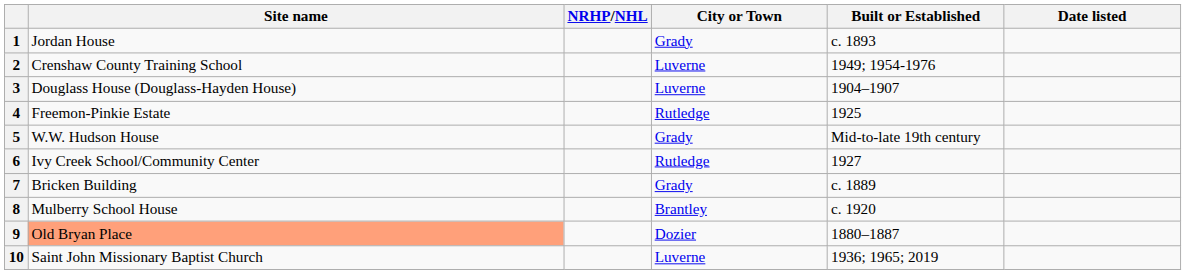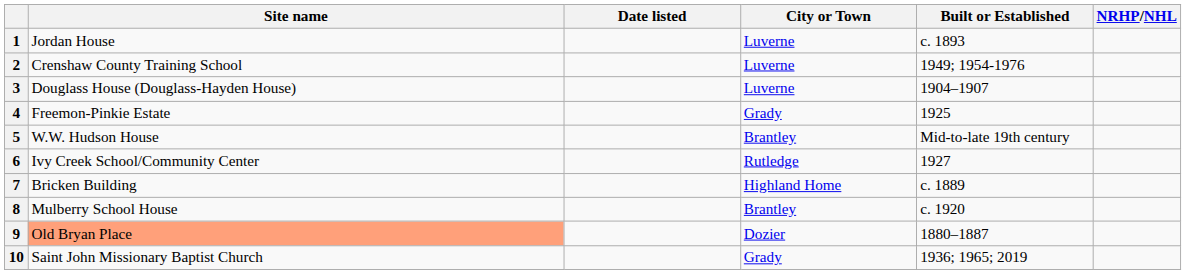columns swapped: (1092, 16) <-> (608, 16)
(674, 40) Grady -> (769, 40) Luverne
(682, 112) Rutledge -> (763, 112) Grady
(674, 137) Grady -> (770, 137) Brantley
(674, 185) Grady -> (793, 185) Highland Home
(680, 257) Luverne -> (763, 257) Grady
